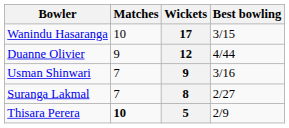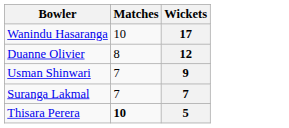- column: (247, 14)
(117, 53) 9 -> (117, 53) 8
(186, 93) 8 -> (186, 93) 7
